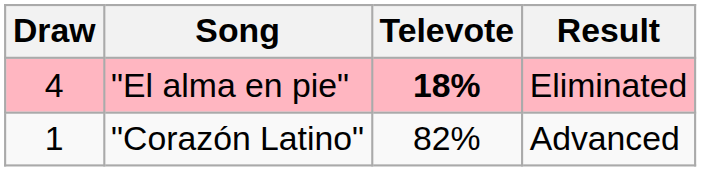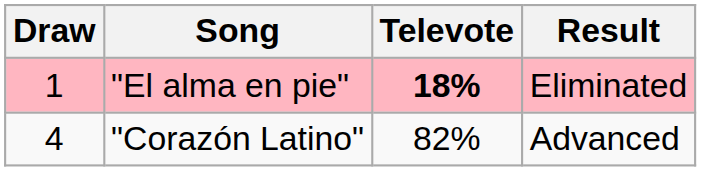(54, 84) 4 -> (54, 84) 1
(54, 138) 1 -> (54, 138) 4
